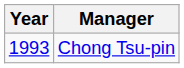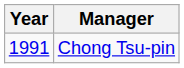(29, 47) 1993 -> (29, 47) 1991
